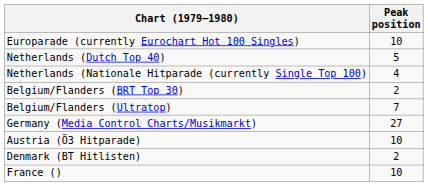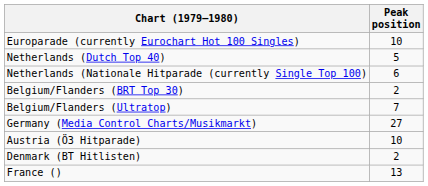(396, 74) 4 -> (396, 74) 6
(396, 173) 10 -> (396, 173) 13
